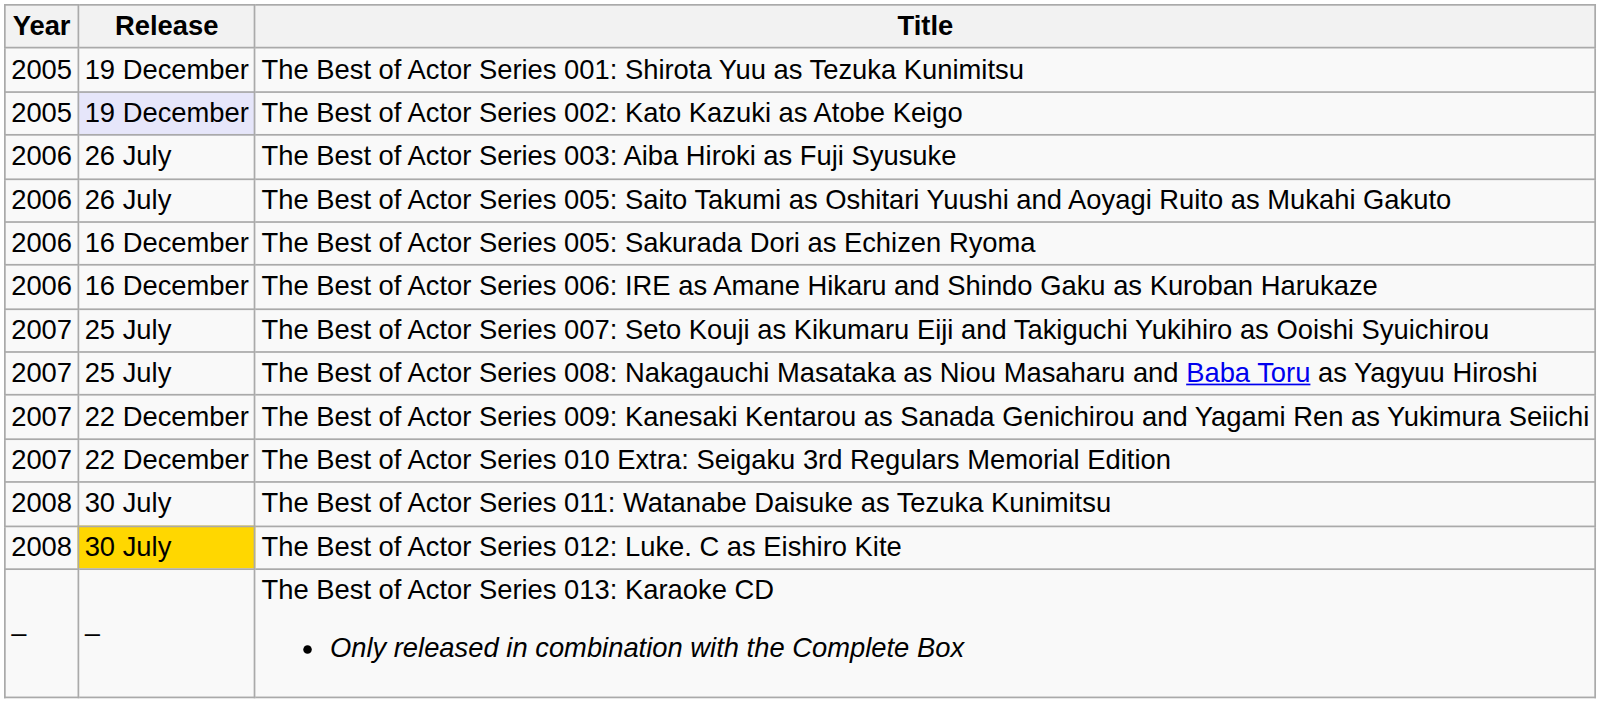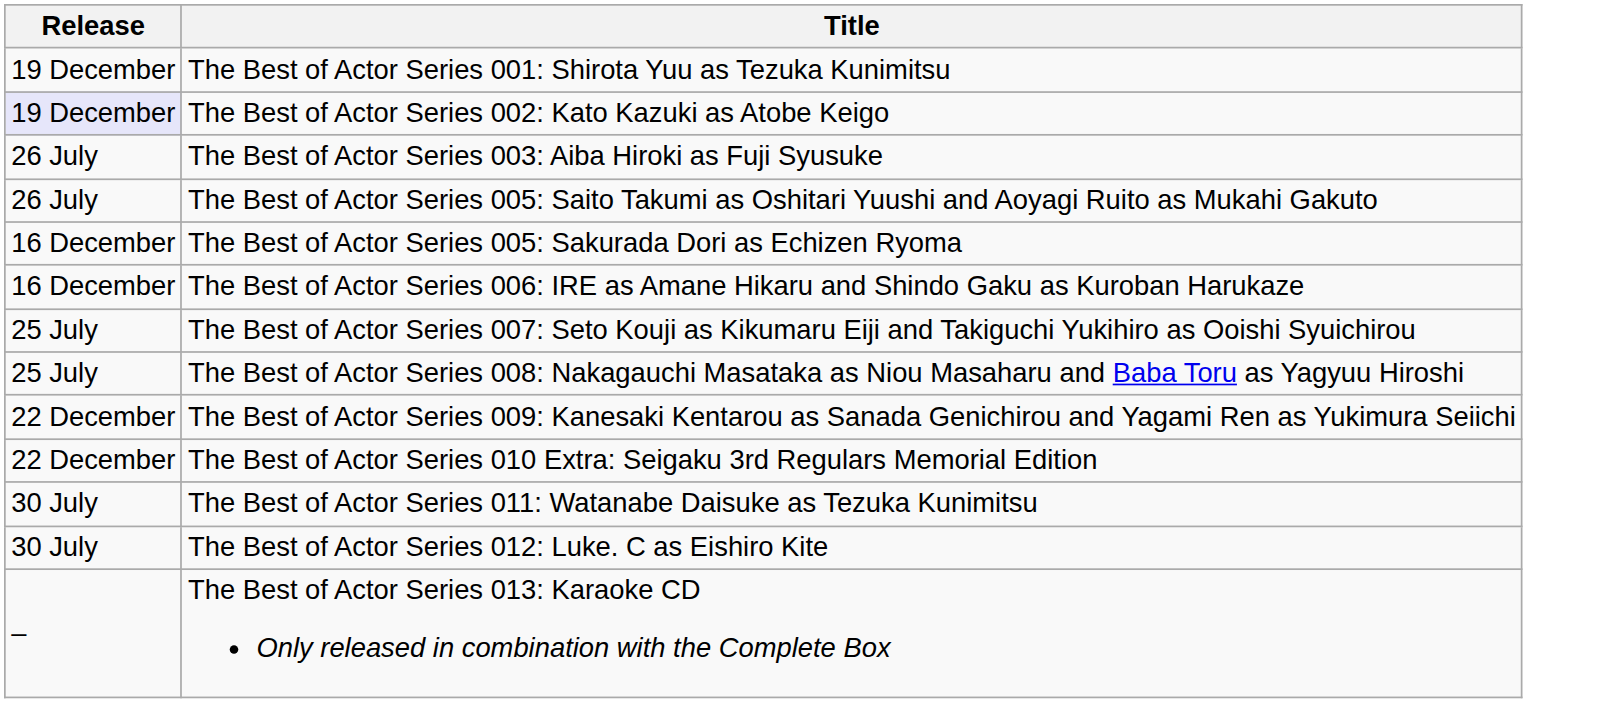- column: (42, 26)
(128, 546) gold background -> (55, 546) no background
